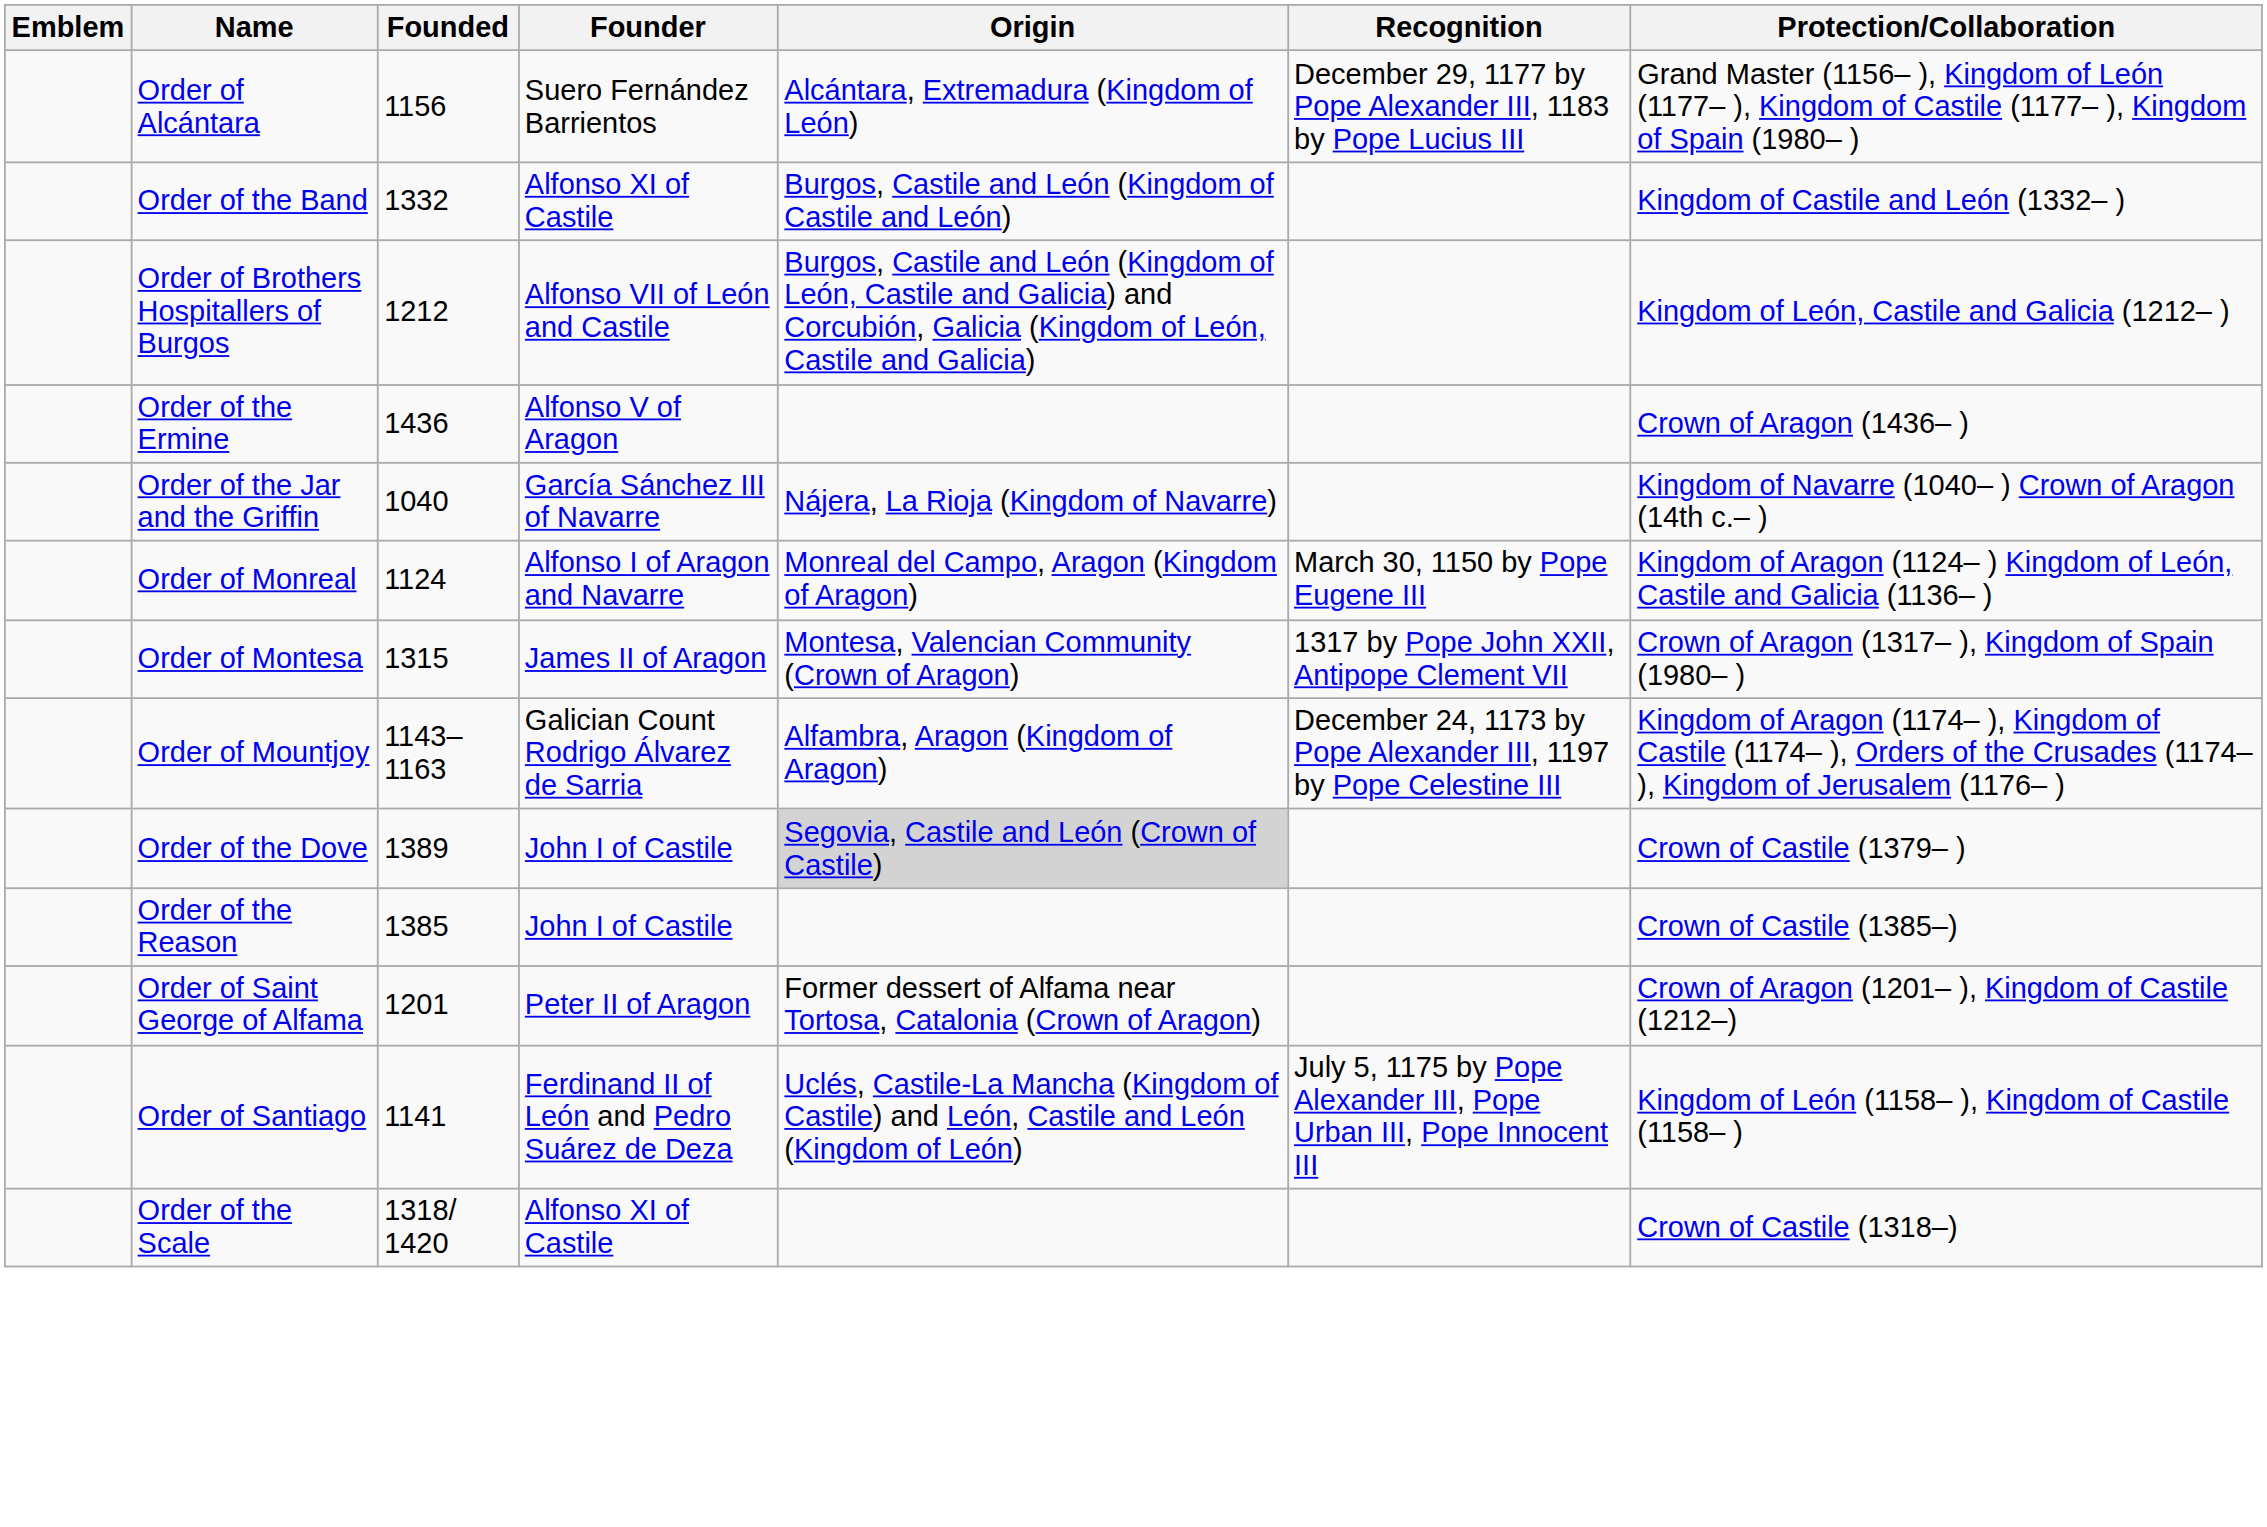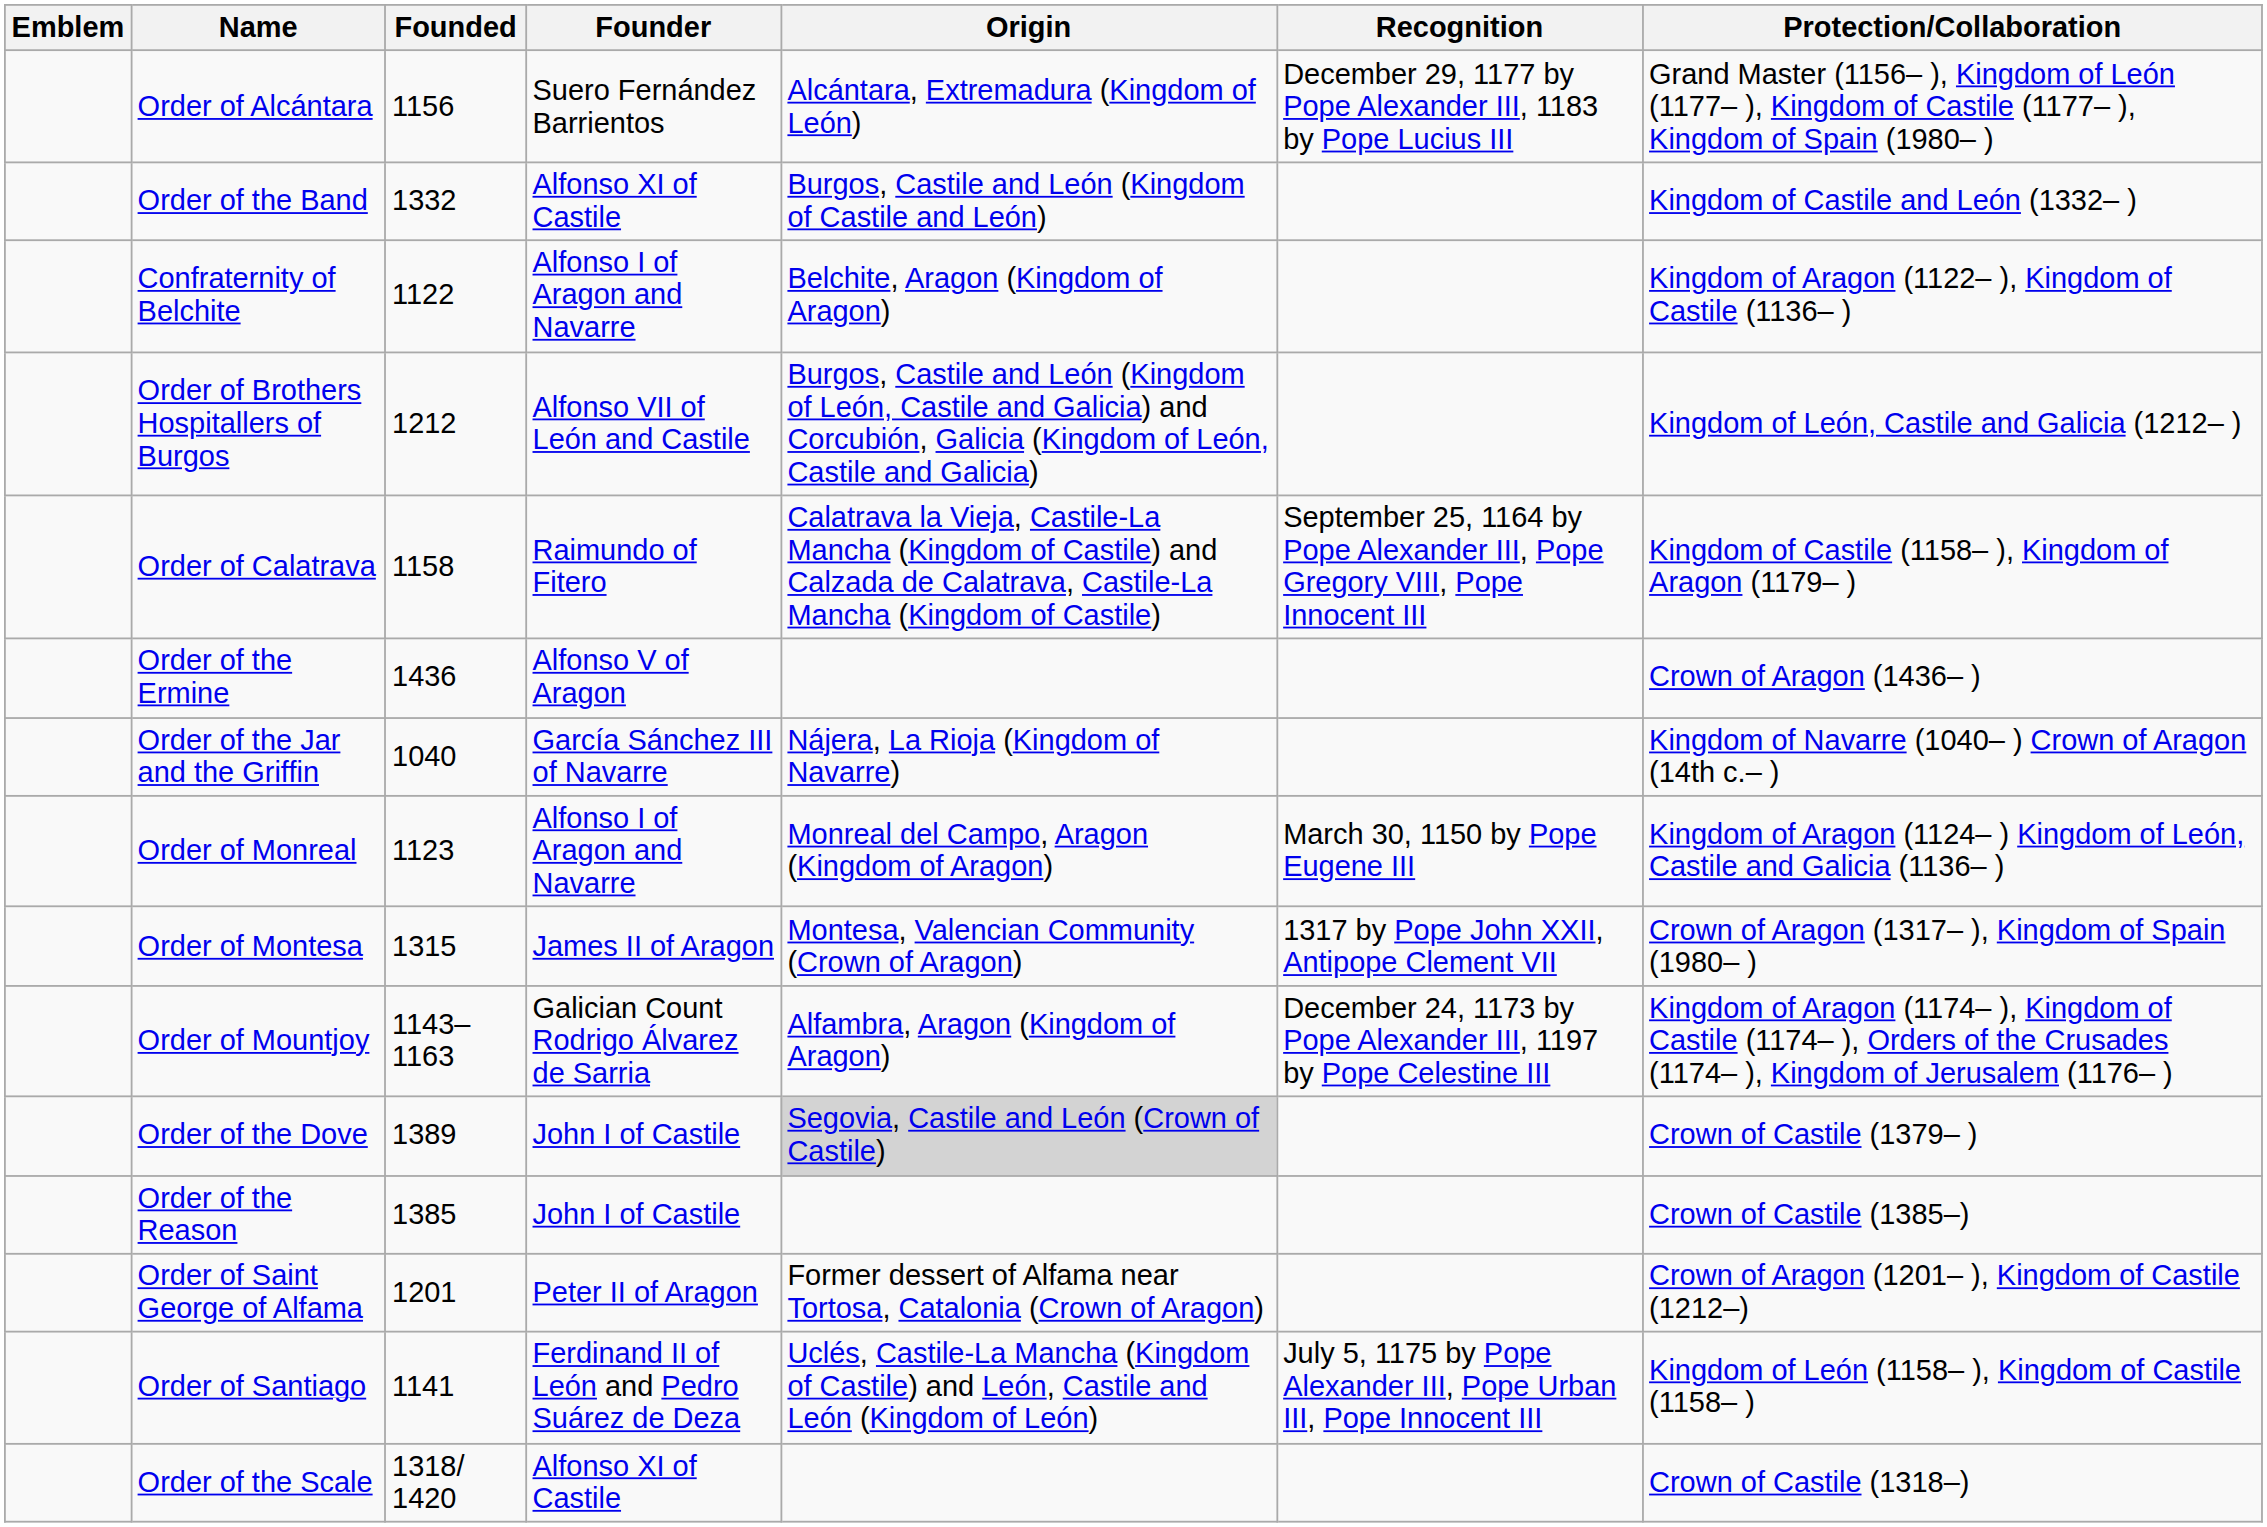+ row: (237, 295)
+ row: (257, 566)
(415, 579) 1124 -> (423, 851) 1123
